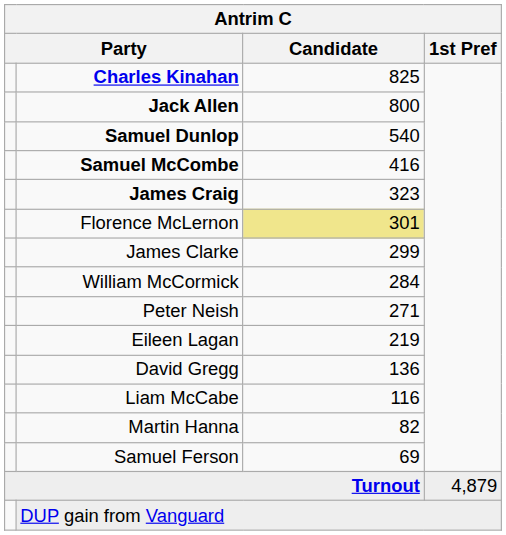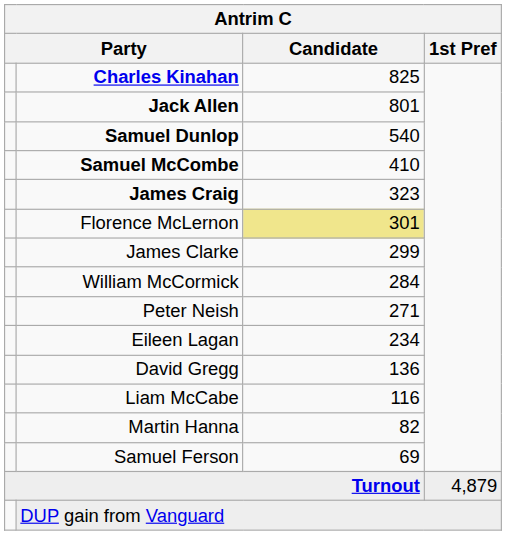(404, 106) 800 -> (404, 106) 801
(404, 164) 416 -> (404, 164) 410
(404, 340) 219 -> (404, 340) 234
